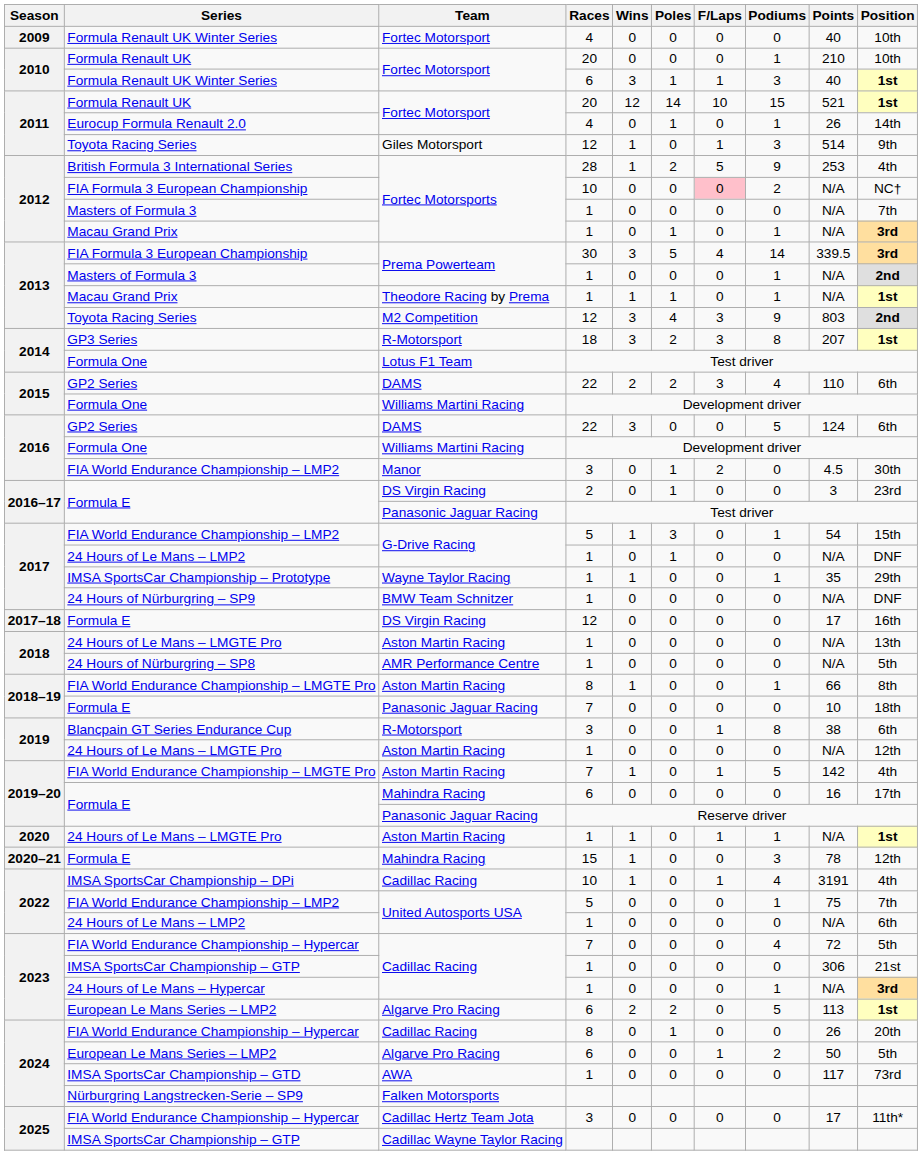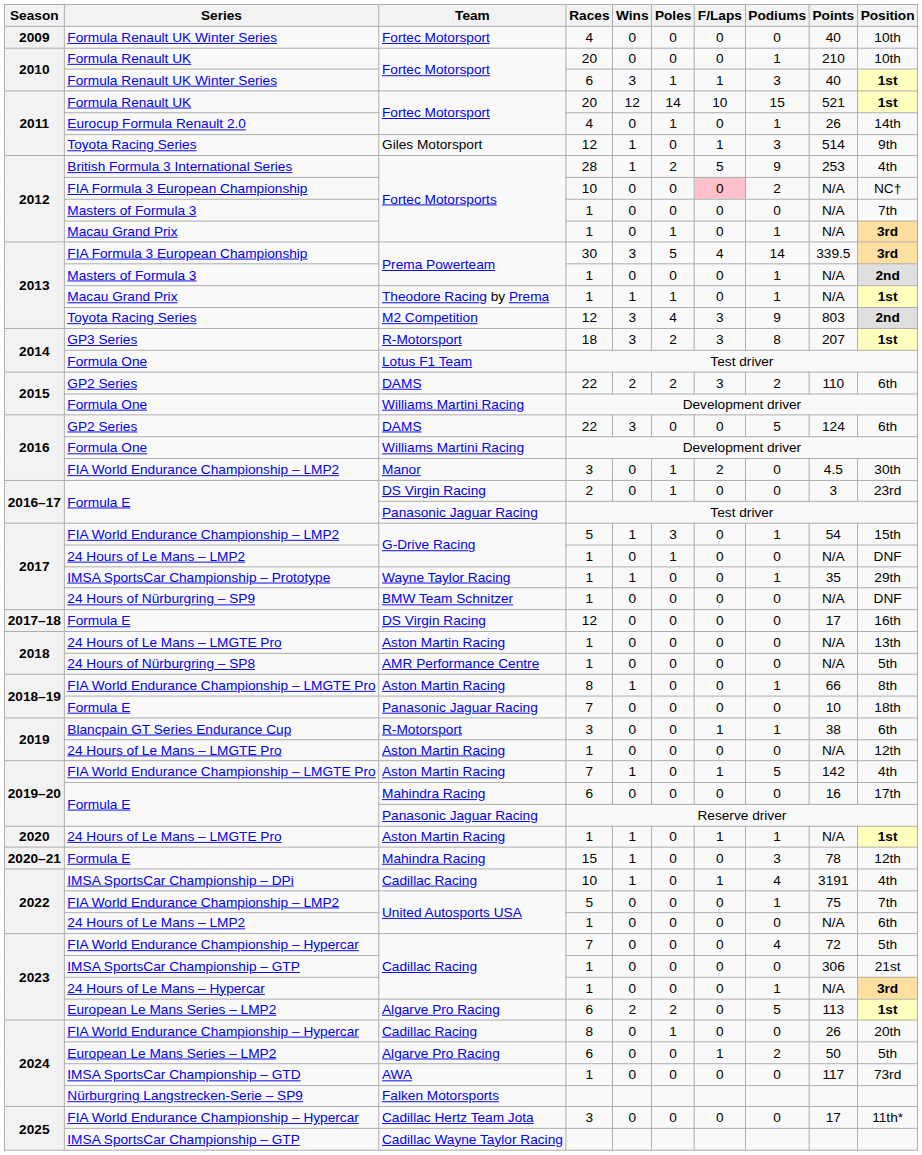(777, 383) 4 -> (777, 383) 2
(777, 729) 8 -> (777, 729) 1
